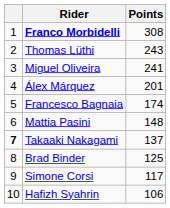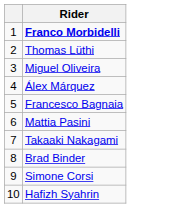- column: (146, 14)
(13, 140) bold -> (13, 140) normal
